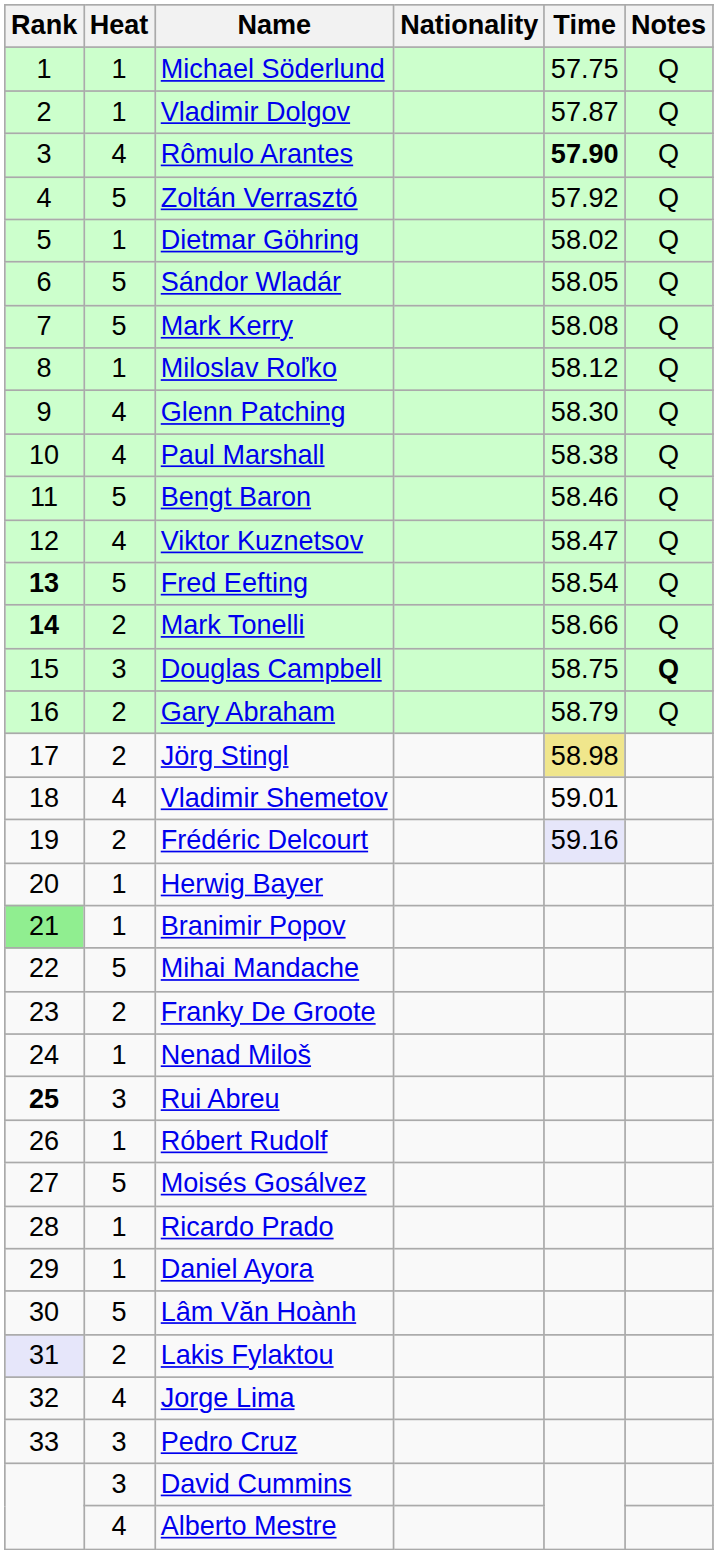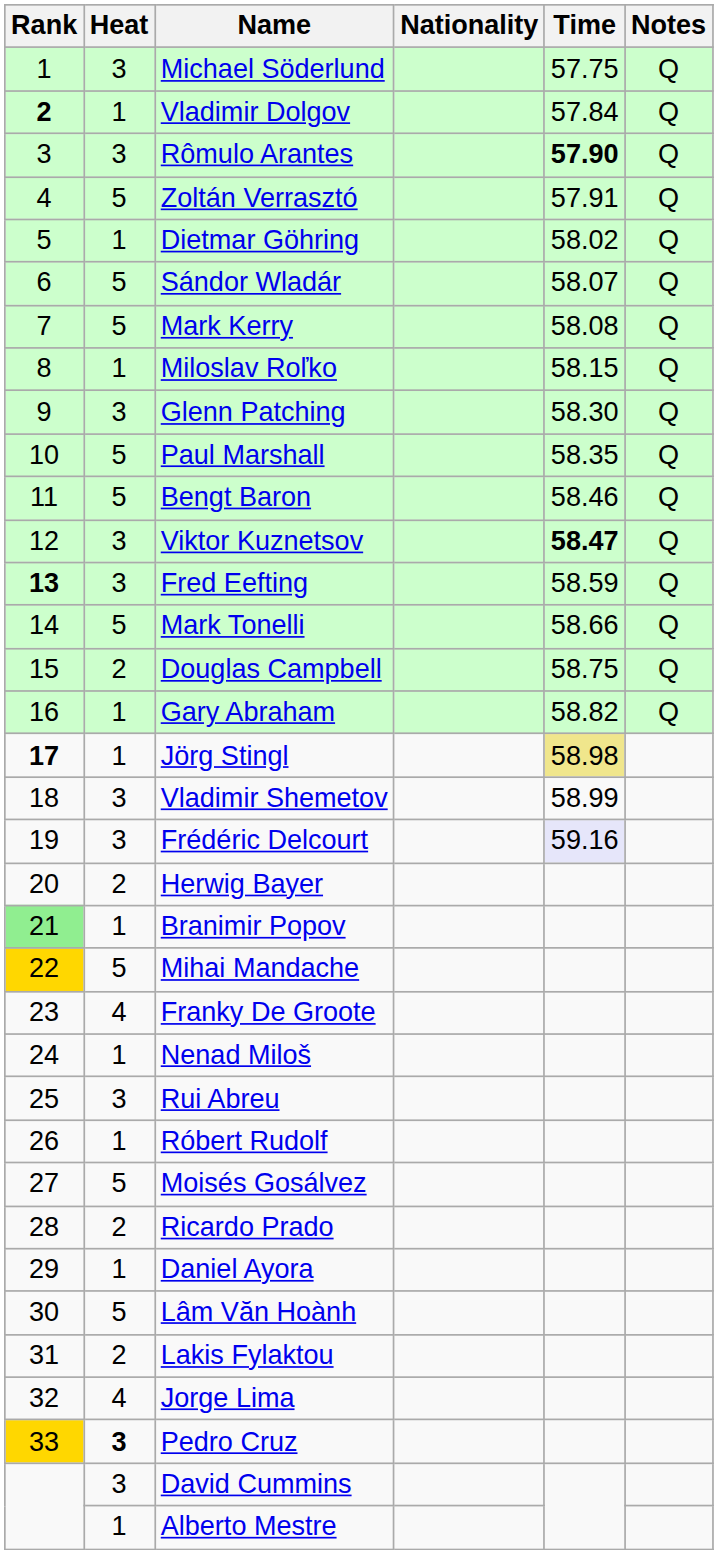(119, 68) 1 -> (119, 68) 3
(44, 111) normal -> (44, 111) bold
(585, 111) 57.87 -> (585, 111) 57.84
(119, 154) 4 -> (119, 154) 3
(585, 197) 57.92 -> (585, 197) 57.91
(585, 283) 58.05 -> (585, 283) 58.07
(585, 369) 58.12 -> (585, 369) 58.15
(119, 411) 4 -> (119, 411) 3
(119, 454) 4 -> (119, 454) 5
(585, 454) 58.38 -> (585, 454) 58.35
(119, 540) 4 -> (119, 540) 3
(585, 540) normal -> (585, 540) bold
(119, 583) 5 -> (119, 583) 3
(585, 583) 58.54 -> (585, 583) 58.59
(44, 626) bold -> (44, 626) normal
(119, 626) 2 -> (119, 626) 5
(119, 669) 3 -> (119, 669) 2
(669, 669) bold -> (669, 669) normal
(119, 712) 2 -> (119, 712) 1
(585, 712) 58.79 -> (585, 712) 58.82
(44, 754) normal -> (44, 754) bold
(119, 754) 2 -> (119, 754) 1
(119, 797) 4 -> (119, 797) 3
(585, 797) 59.01 -> (585, 797) 58.99
(119, 840) 2 -> (119, 840) 3
(119, 883) 1 -> (119, 883) 2
(44, 969) no background -> (44, 969) gold background
(119, 1012) 2 -> (119, 1012) 4
(44, 1098) bold -> (44, 1098) normal
(119, 1226) 1 -> (119, 1226) 2
(44, 1355) lavender background -> (44, 1355) no background
(44, 1441) no background -> (44, 1441) gold background
(119, 1441) normal -> (119, 1441) bold
(119, 1526) 4 -> (119, 1526) 1
